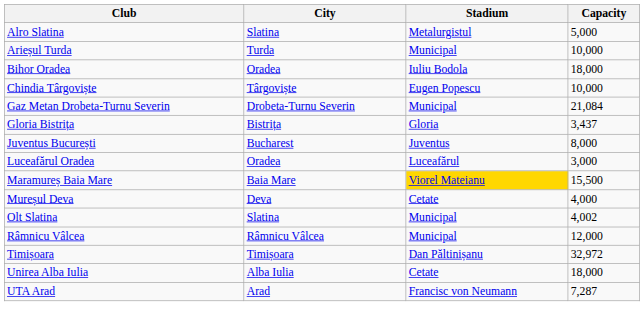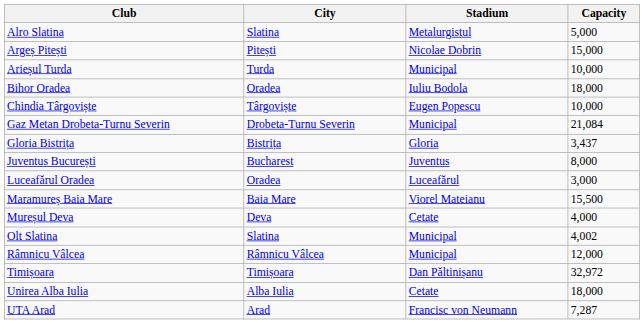+ row: (37, 50)
(447, 180) gold background -> (447, 198) no background
